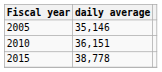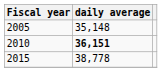(92, 28) 35,146 -> (92, 28) 35,148
(92, 44) normal -> (92, 44) bold
